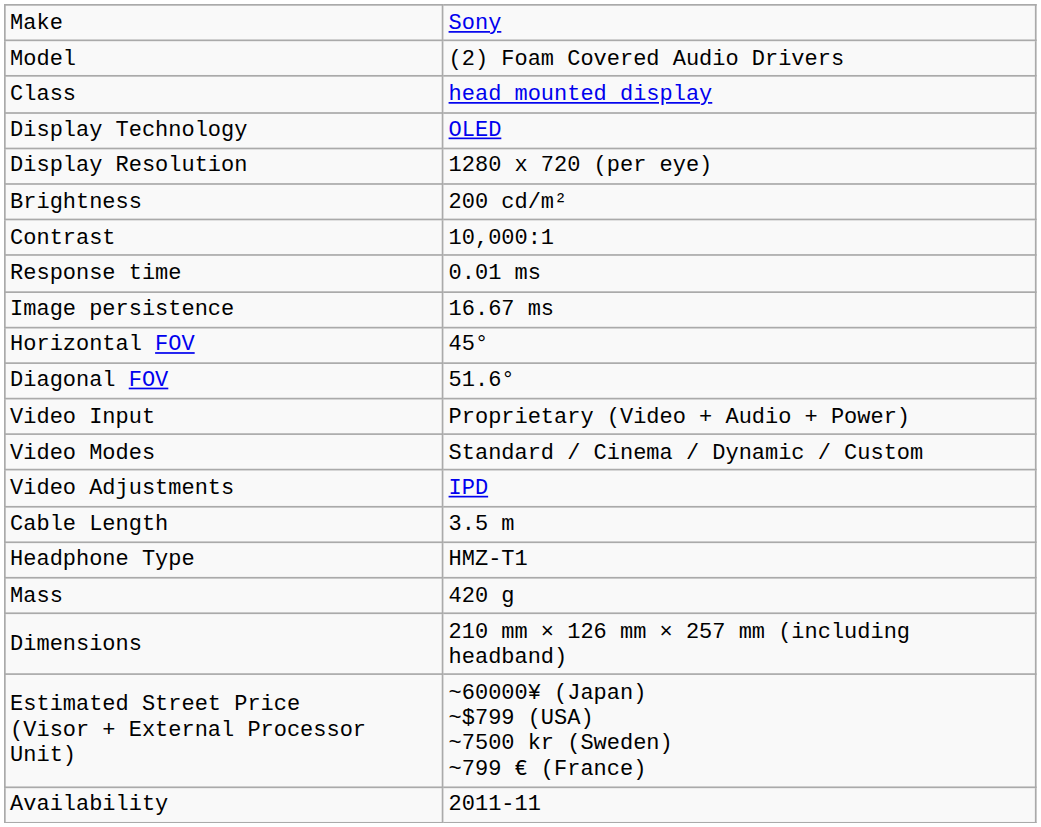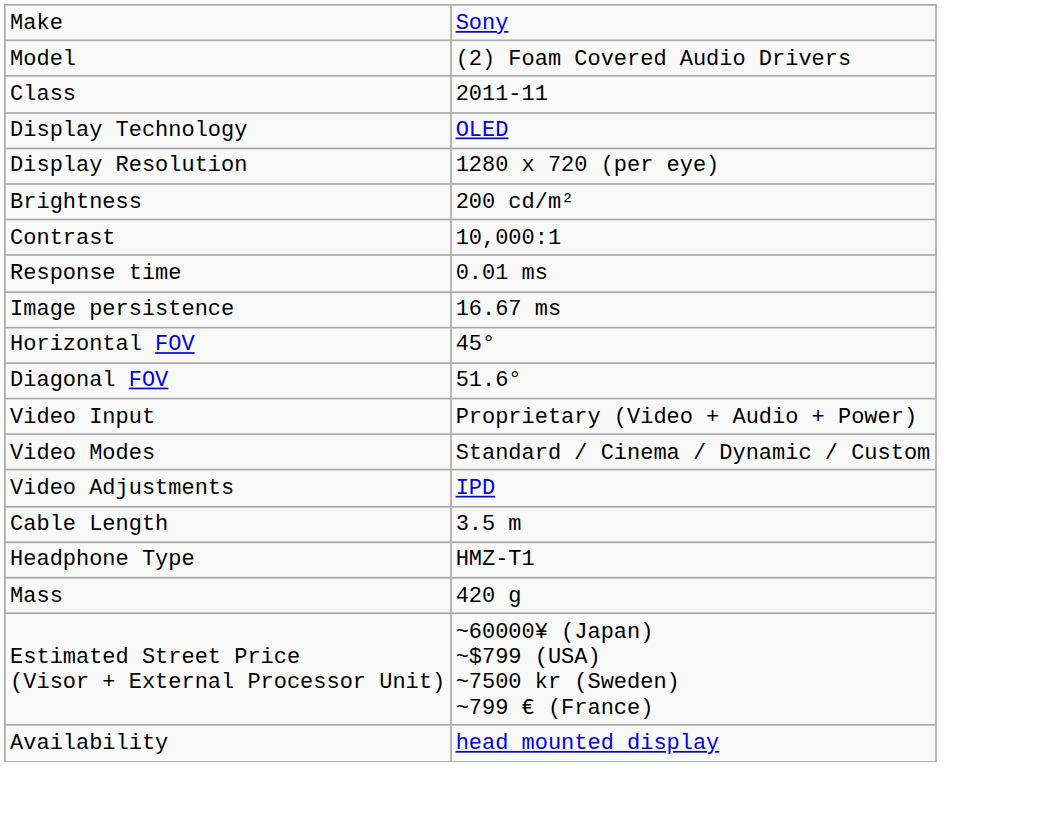(580, 94) head mounted display -> (502, 94) 2011-11
- row: (76, 644)
(495, 804) 2011-11 -> (587, 743) head mounted display
